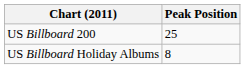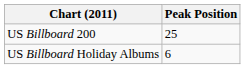(168, 53) 8 -> (168, 53) 6
